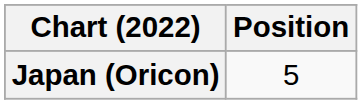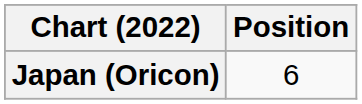(291, 74) 5 -> (291, 74) 6
